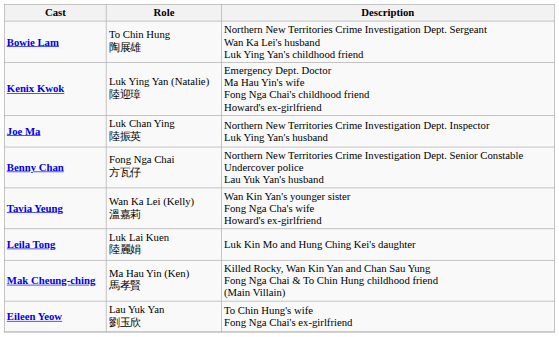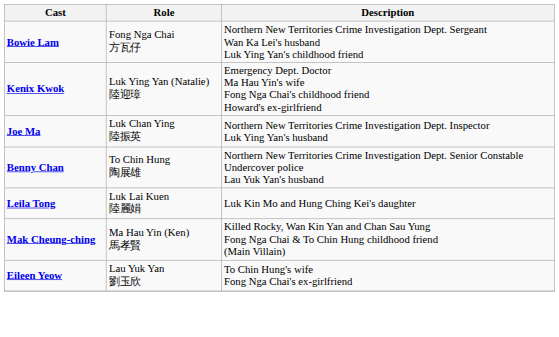(140, 41) To Chin Hung 陶展雄 -> (142, 41) Fong Nga Chai 方瓦仔
(142, 166) Fong Nga Chai 方瓦仔 -> (140, 166) To Chin Hung 陶展雄
- row: (35, 208)
